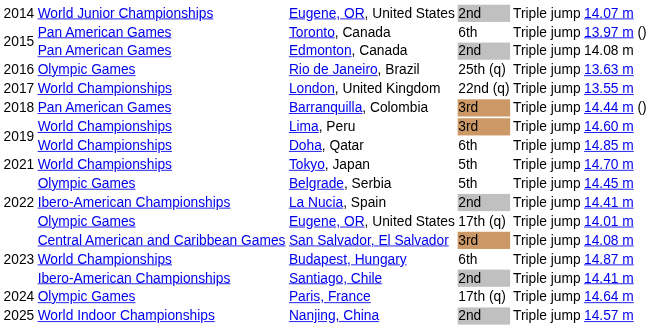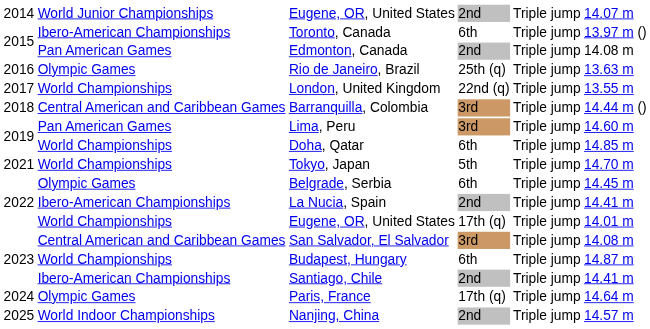(105, 32) Pan American Games -> (134, 32) Ibero-American Championships
(105, 107) Pan American Games -> (162, 107) Central American and Caribbean Games
(105, 126) World Championships -> (105, 126) Pan American Games
(468, 183) 5th -> (468, 183) 6th
(87, 221) Olympic Games -> (105, 221) World Championships
